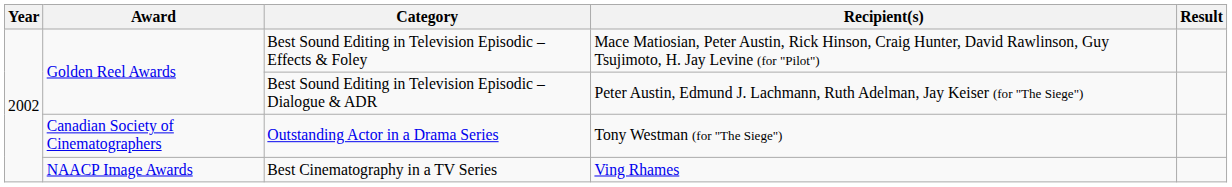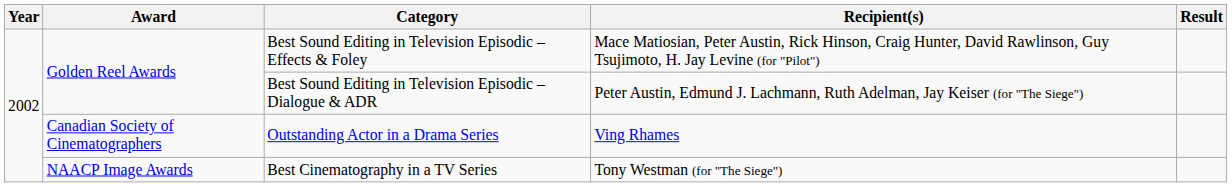(688, 135) Tony Westman (for "The Siege") -> (637, 135) Ving Rhames
(637, 169) Ving Rhames -> (688, 169) Tony Westman (for "The Siege")
